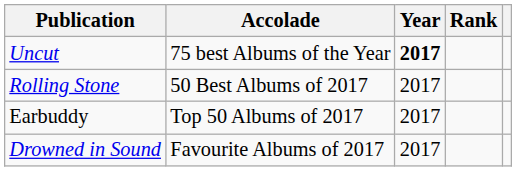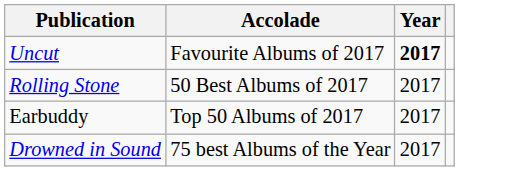- column: (474, 20)
(280, 52) 75 best Albums of the Year -> (277, 52) Favourite Albums of 2017
(277, 149) Favourite Albums of 2017 -> (280, 149) 75 best Albums of the Year
